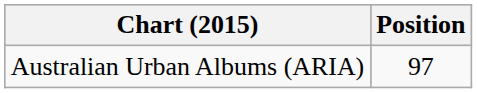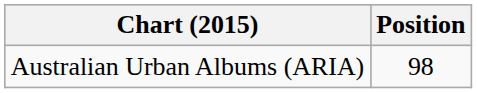(421, 66) 97 -> (421, 66) 98
